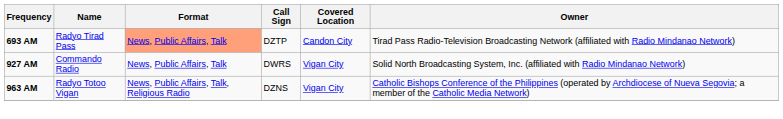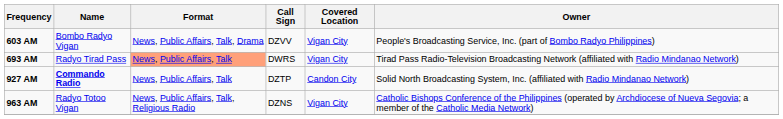+ row: (22, 41)
(275, 41) DZTP -> (282, 60) DWRS
(328, 41) Candon City -> (328, 60) Vigan City
(79, 65) normal -> (80, 79) bold
(277, 65) DWRS -> (280, 79) DZTP
(323, 65) Vigan City -> (332, 79) Candon City
